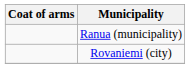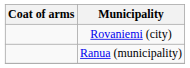rows swapped: (131, 34) <-> (131, 54)
